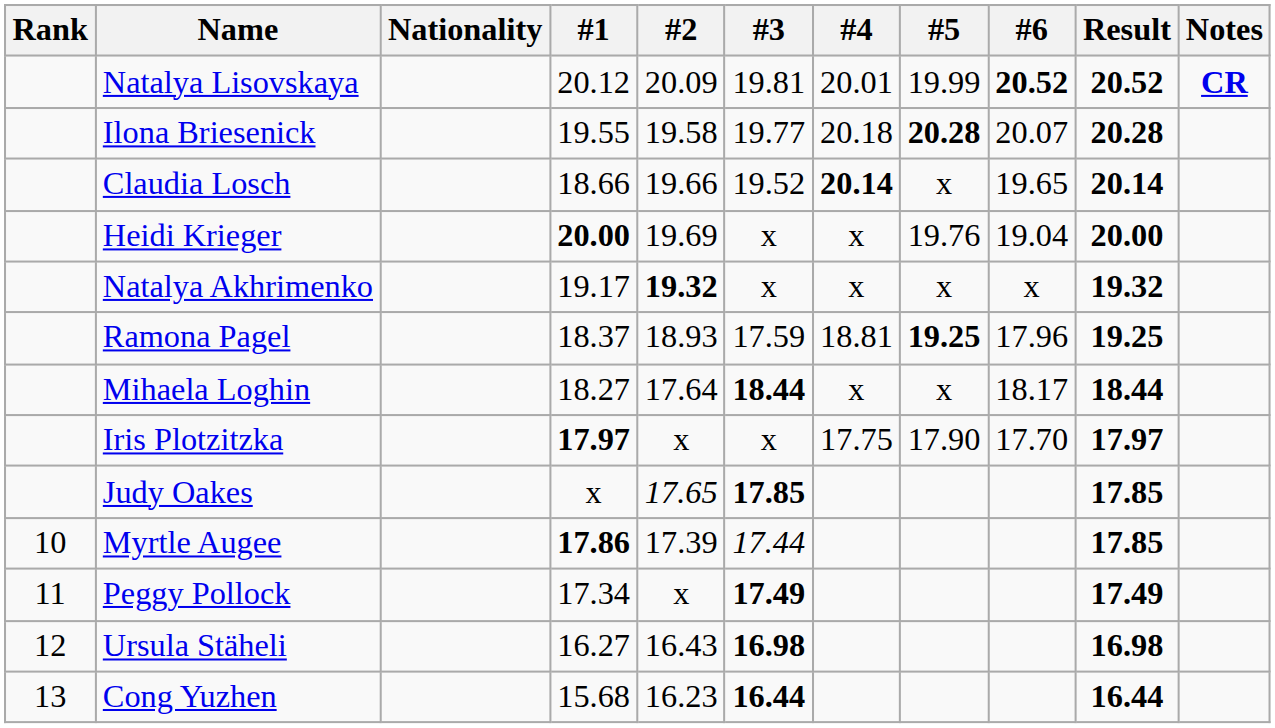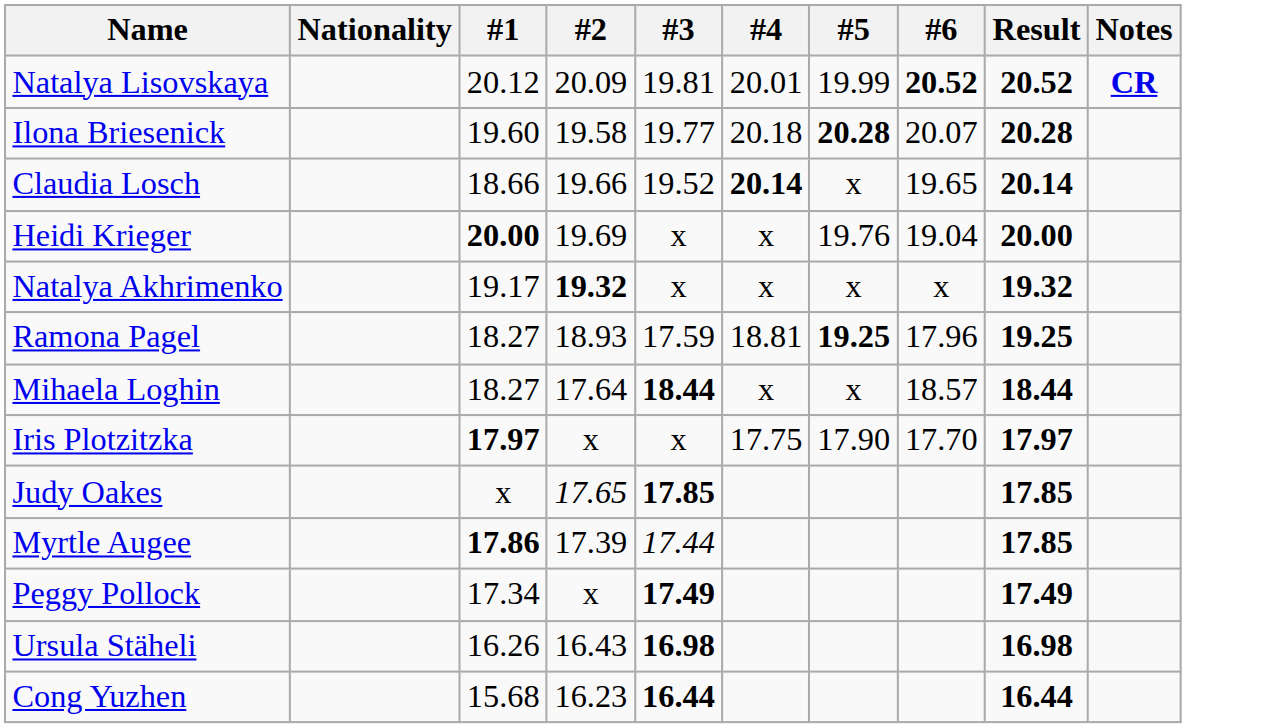- column: (50, 30)
(594, 132) 19.55 -> (503, 132) 19.60
(594, 337) 18.37 -> (503, 337) 18.27
(1032, 388) 18.17 -> (941, 388) 18.57
(594, 645) 16.27 -> (503, 645) 16.26
